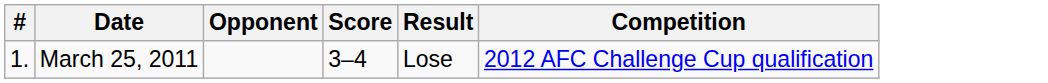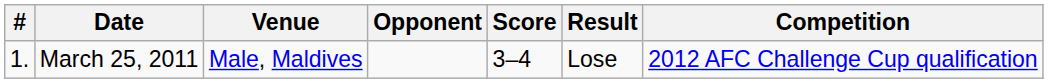+ column: (286, 22)
